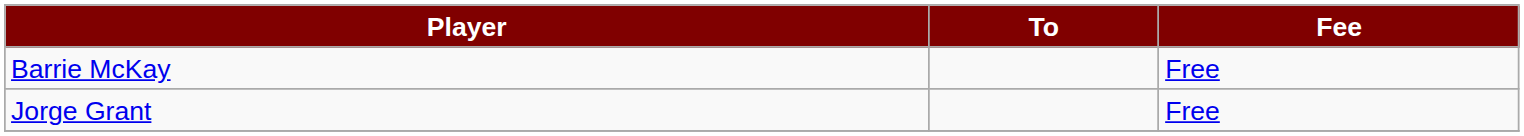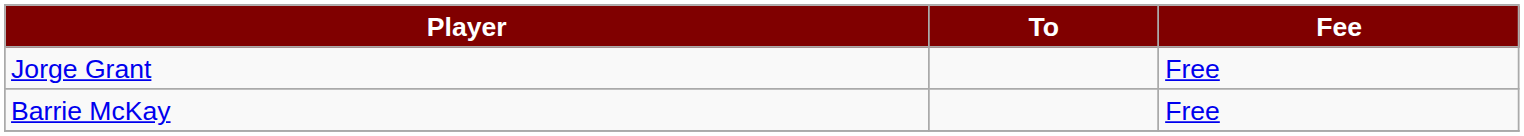rows swapped: (81, 110) <-> (91, 68)
